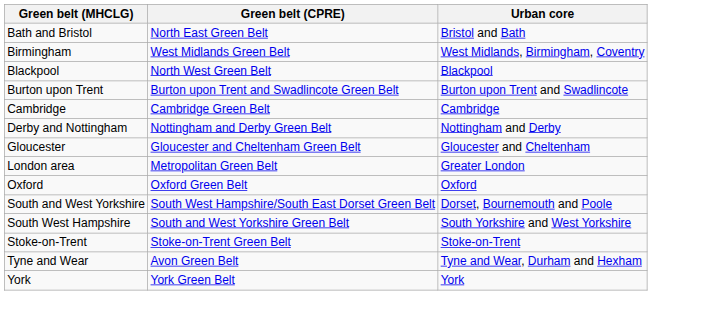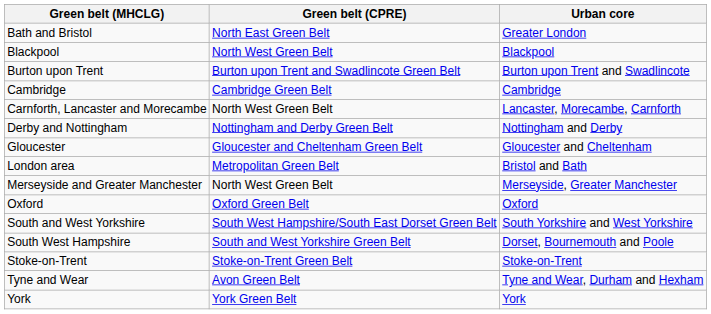(483, 33) Bristol and Bath -> (544, 33) Greater London
- row: (39, 52)
+ row: (107, 109)
(483, 166) Greater London -> (545, 166) Bristol and Bath
+ row: (105, 185)
(526, 204) Dorset, Bournemouth and Poole -> (598, 223) South Yorkshire and West Yorkshire
(536, 223) South Yorkshire and West Yorkshire -> (588, 242) Dorset, Bournemouth and Poole
